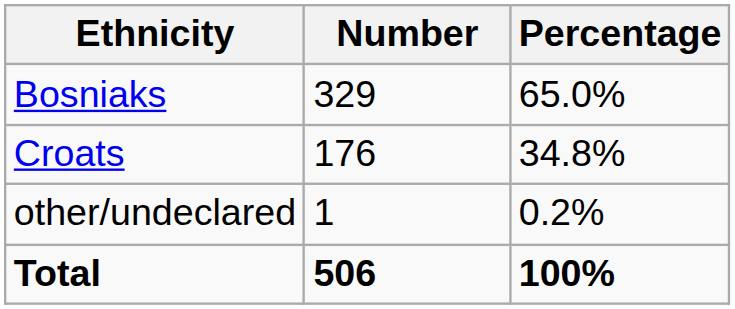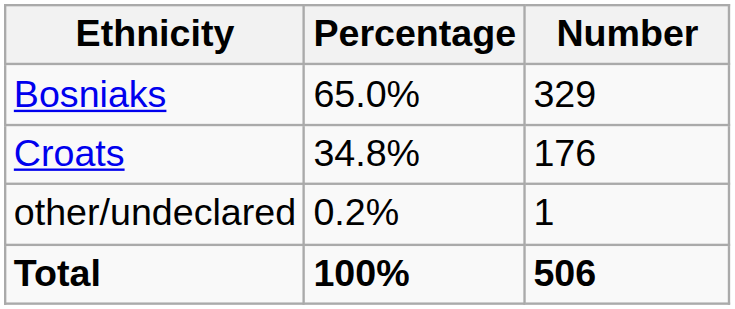columns swapped: (407, 34) <-> (620, 34)
